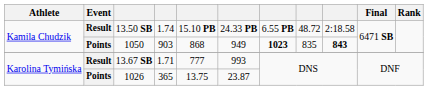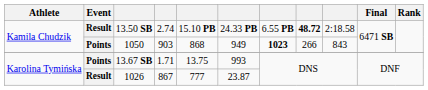(165, 29) 1.74 -> (165, 29) 2.74
(309, 29) normal -> (309, 29) bold
(309, 45) 835 -> (309, 45) 266
(340, 45) bold -> (340, 45) normal
(99, 61) Result -> (99, 61) Points
(197, 61) 777 -> (197, 61) 13.75
(99, 77) Points -> (99, 77) Result
(165, 77) 365 -> (165, 77) 867
(197, 77) 13.75 -> (197, 77) 777
